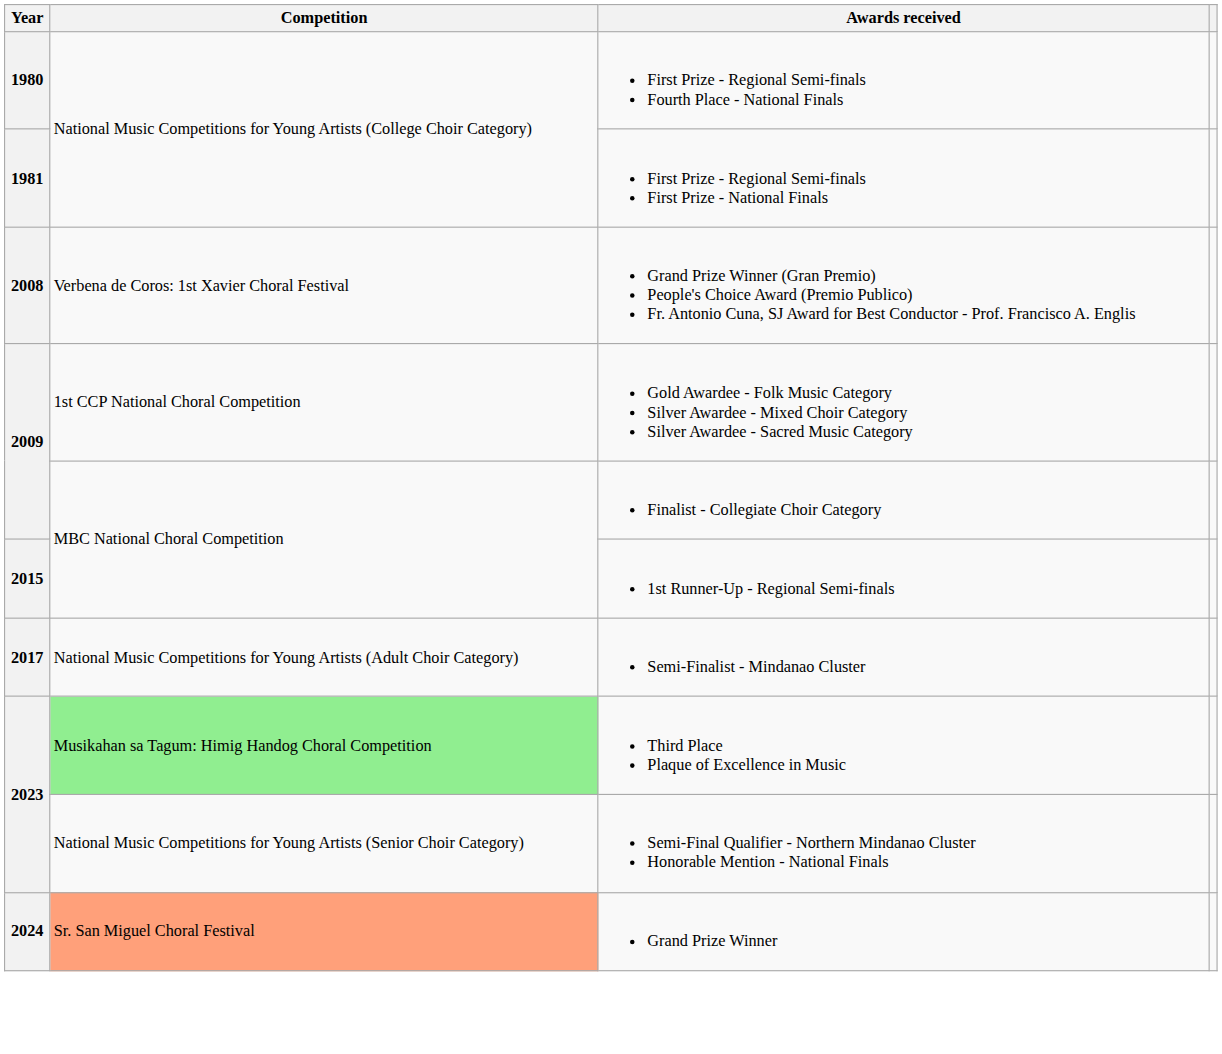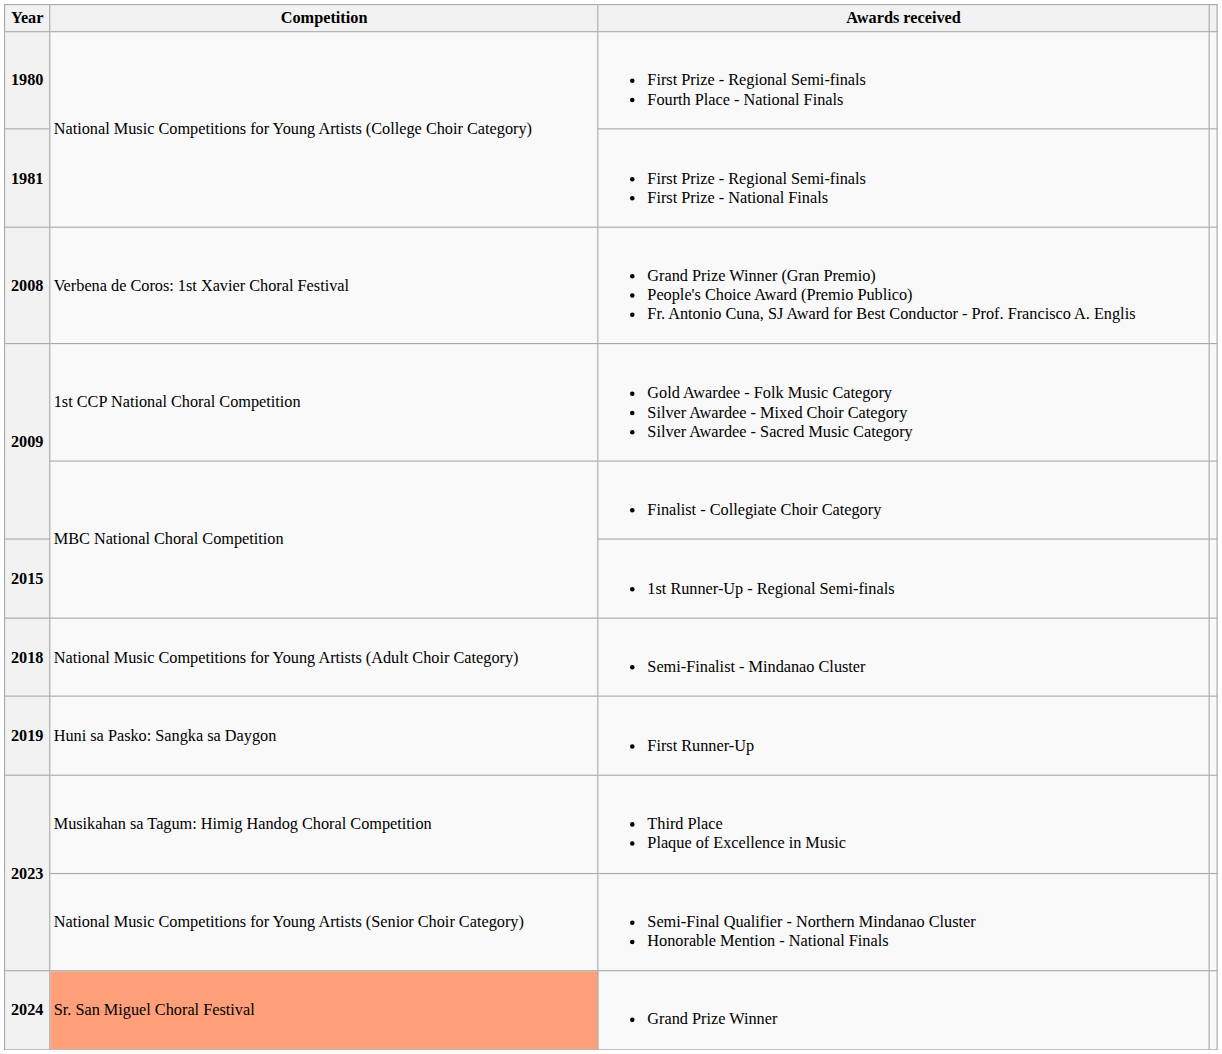(27, 657) 2017 -> (27, 657) 2018
+ row: (904, 746)
(243, 745) lightgreen background -> (243, 824) no background
